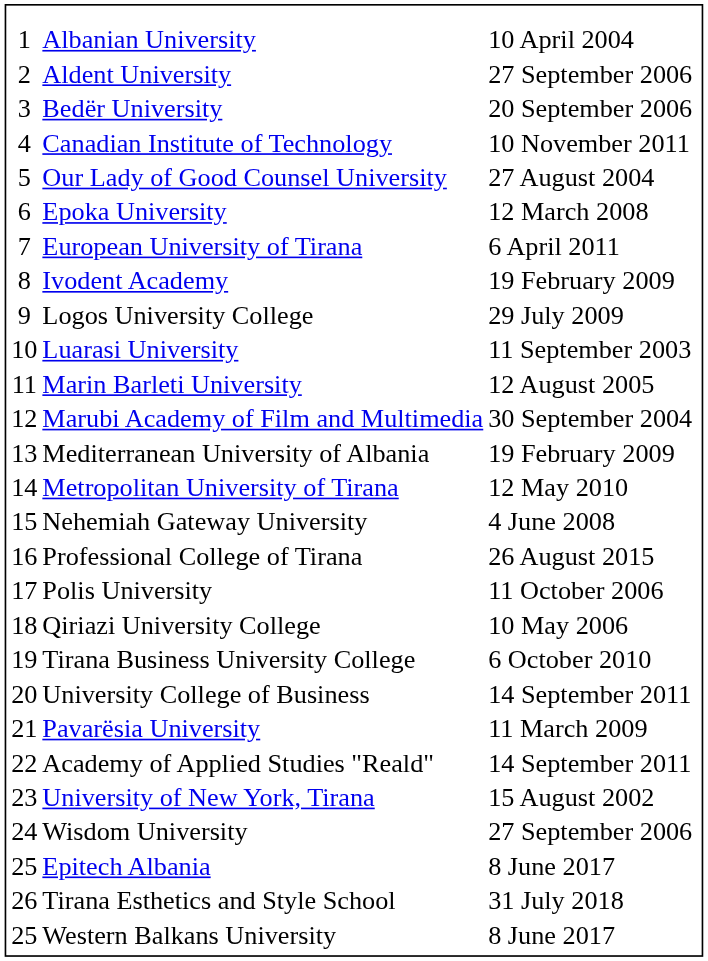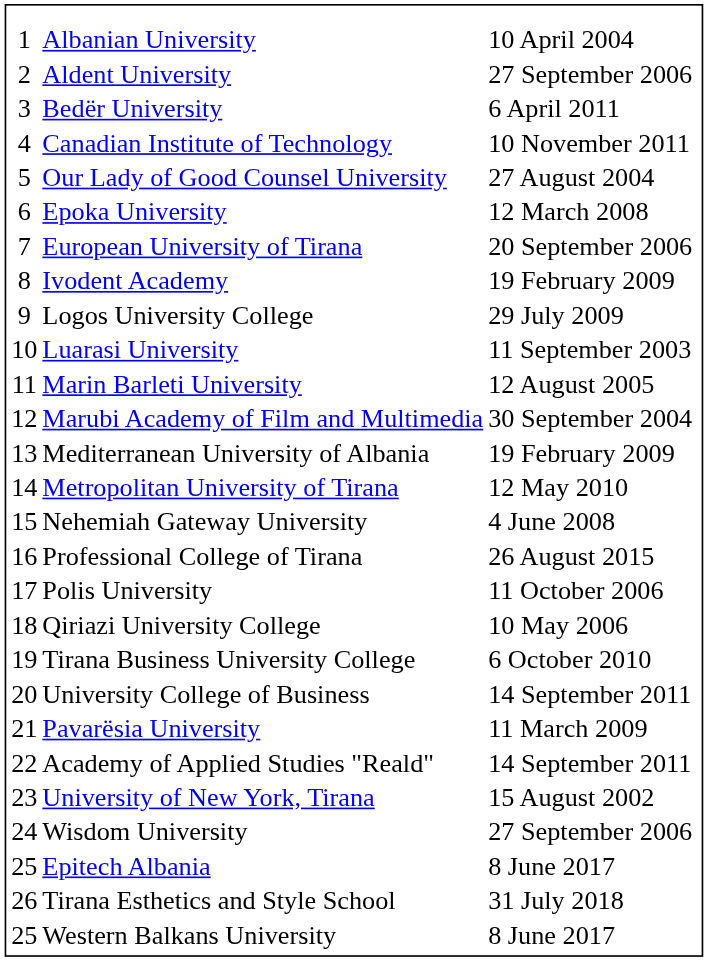(590, 108) 20 September 2006 -> (554, 108) 6 April 2011
(554, 246) 6 April 2011 -> (590, 246) 20 September 2006
